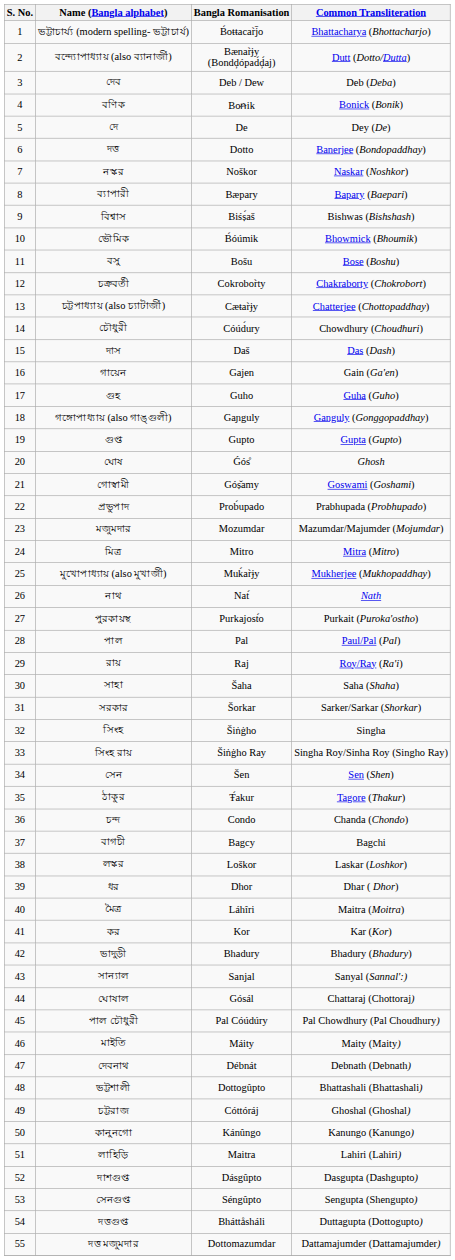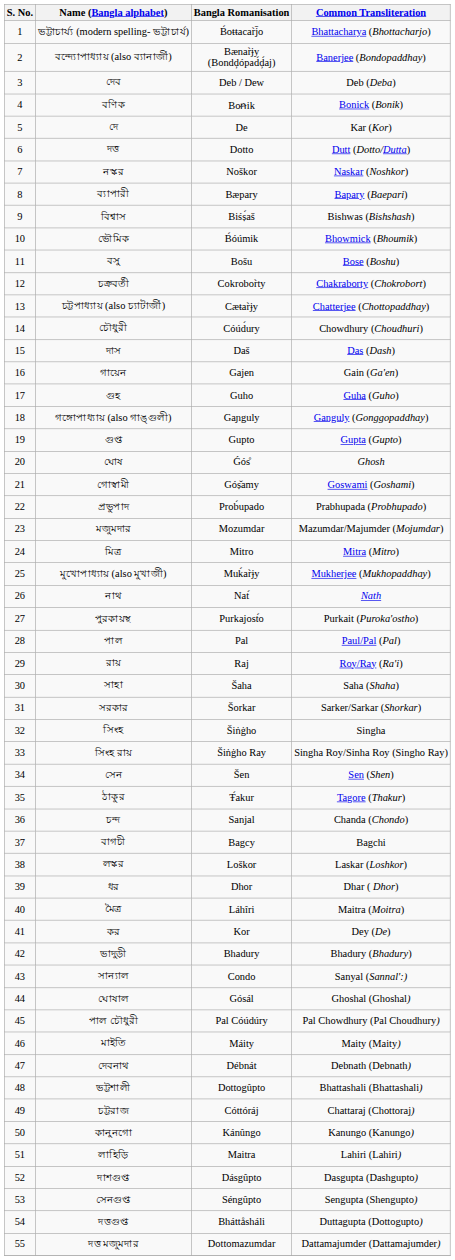(371, 57) Dutt (Dotto/Dutta) -> (371, 57) Banerjee (Bondopaddhay)
(371, 127) Dey (De) -> (371, 127) Kar (Kor)
(371, 149) Banerjee (Bondopaddhay) -> (371, 149) Dutt (Dotto/Dutta)
(242, 820) Condo -> (242, 820) Sanjal
(371, 931) Kar (Kor) -> (371, 931) Dey (De)
(242, 976) Sanjal -> (242, 976) Condo
(371, 998) Chattaraj (Chottoraj) -> (371, 998) Ghoshal (Ghoshal)
(371, 1110) Ghoshal (Ghoshal) -> (371, 1110) Chattaraj (Chottoraj)
